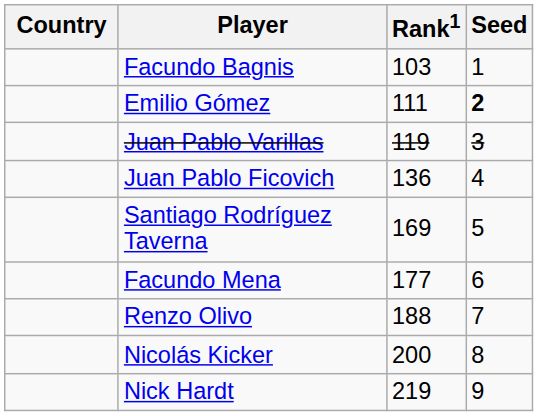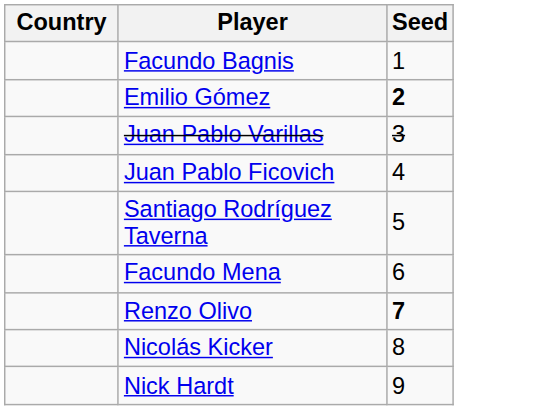- column: (426, 26)
(478, 317) normal -> (399, 310) bold
